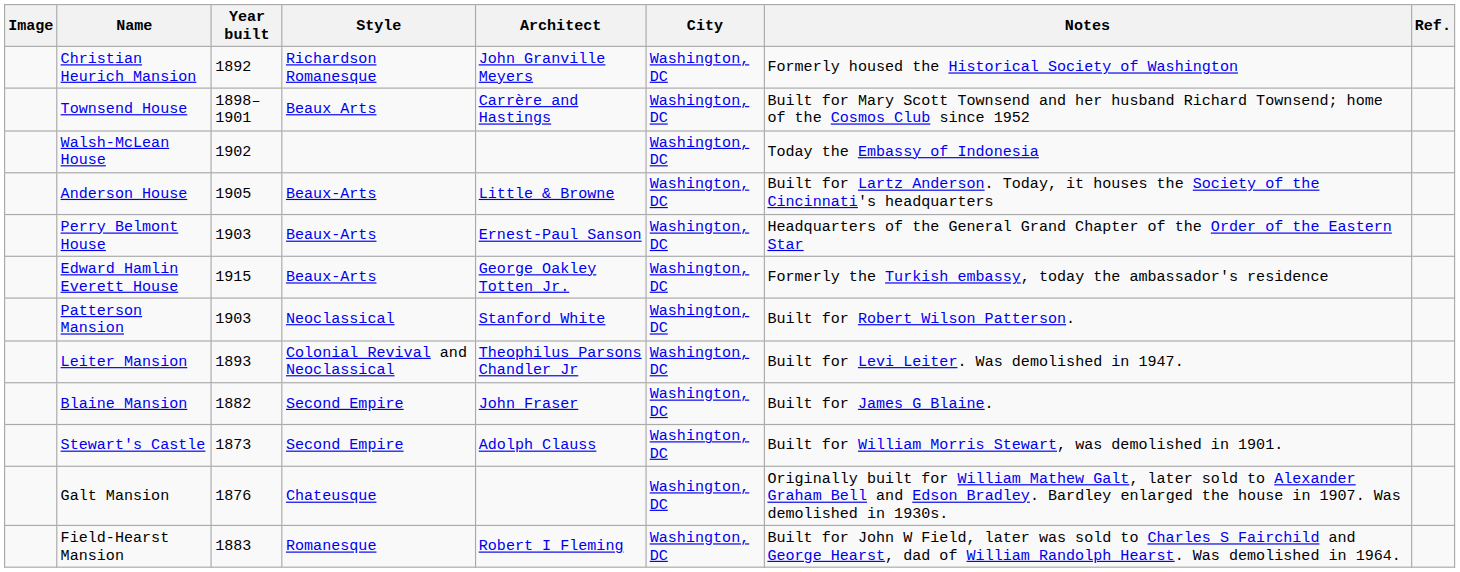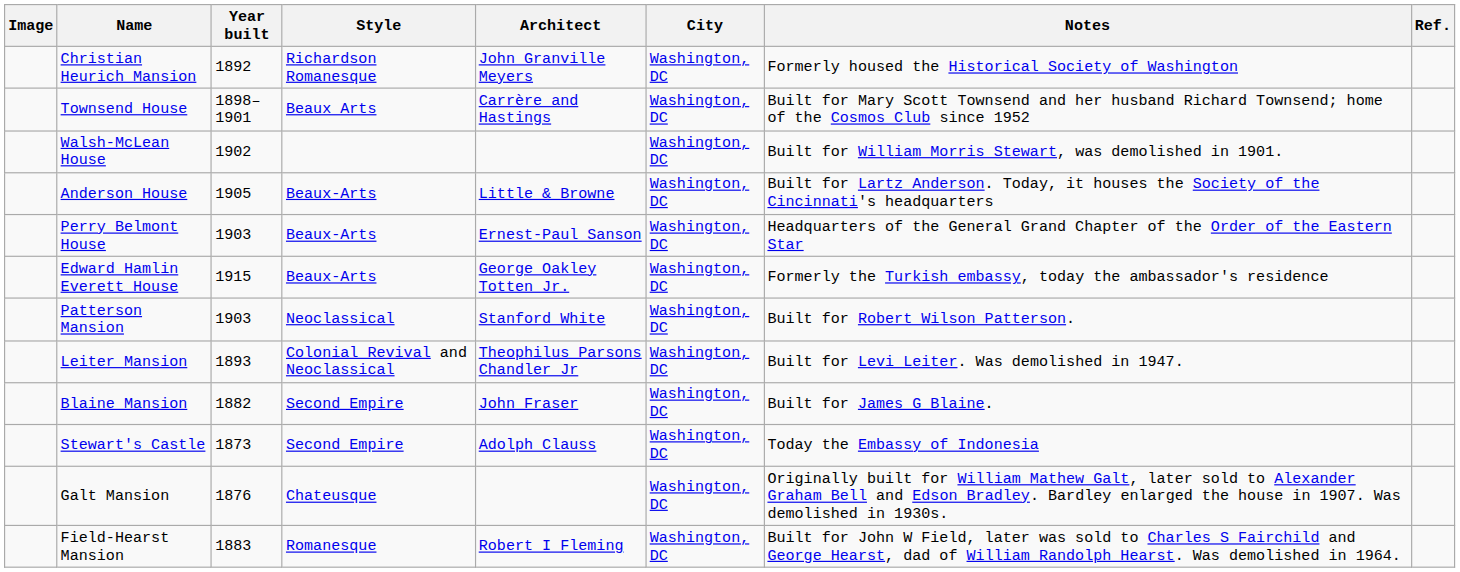(903, 152) Today the Embassy of Indonesia -> (1025, 152) Built for William Morris Stewart, was demolished in 1901.
(1025, 445) Built for William Morris Stewart, was demolished in 1901. -> (903, 445) Today the Embassy of Indonesia
